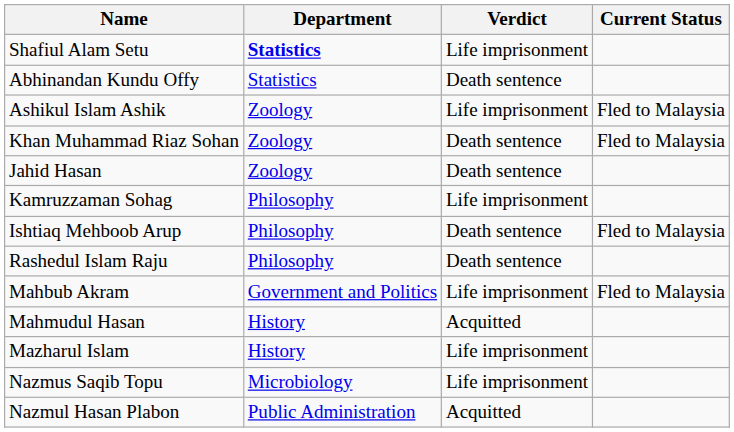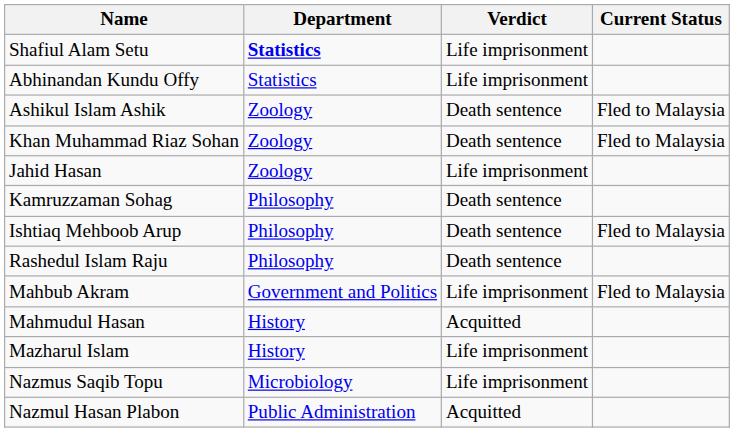(504, 79) Death sentence -> (517, 79) Life imprisonment
(517, 110) Life imprisonment -> (504, 110) Death sentence
(504, 170) Death sentence -> (517, 170) Life imprisonment
(517, 200) Life imprisonment -> (504, 200) Death sentence
